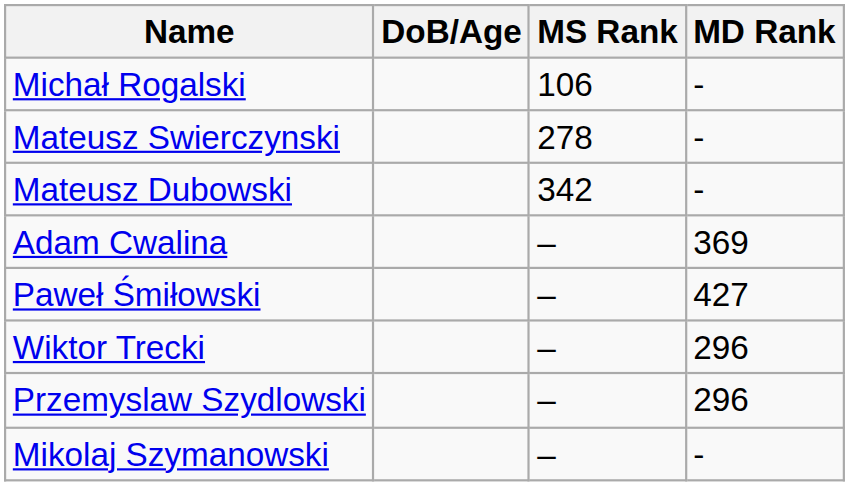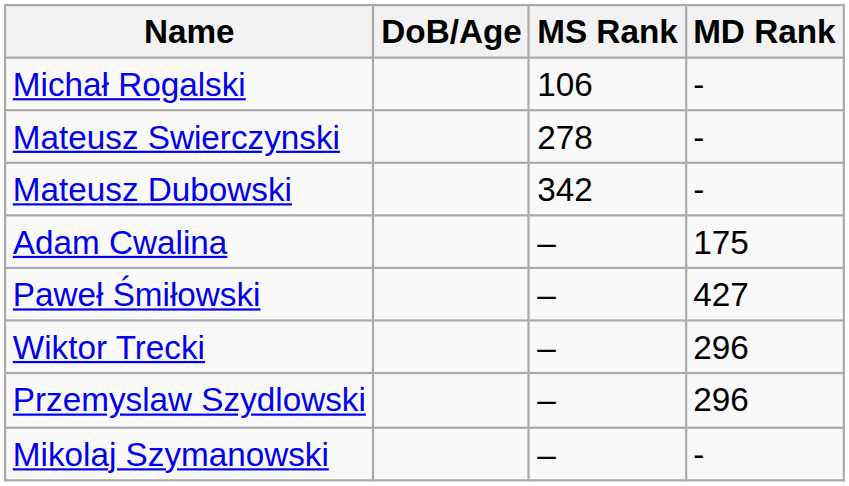(721, 242) 369 -> (721, 242) 175
